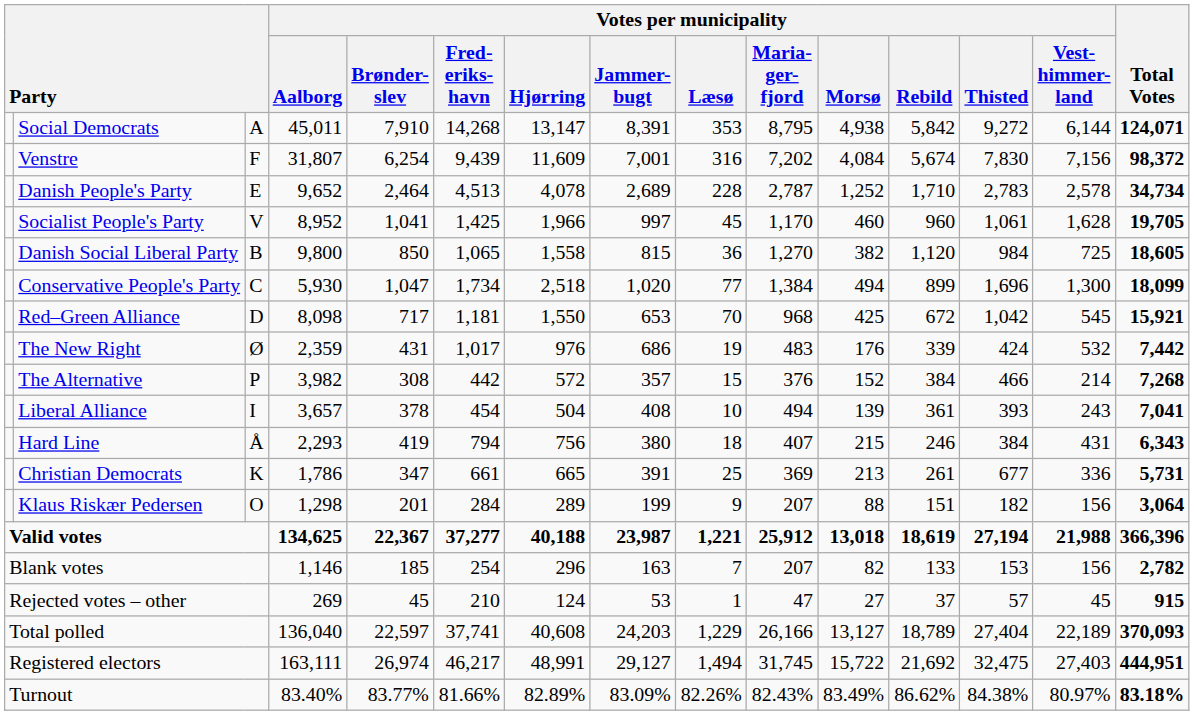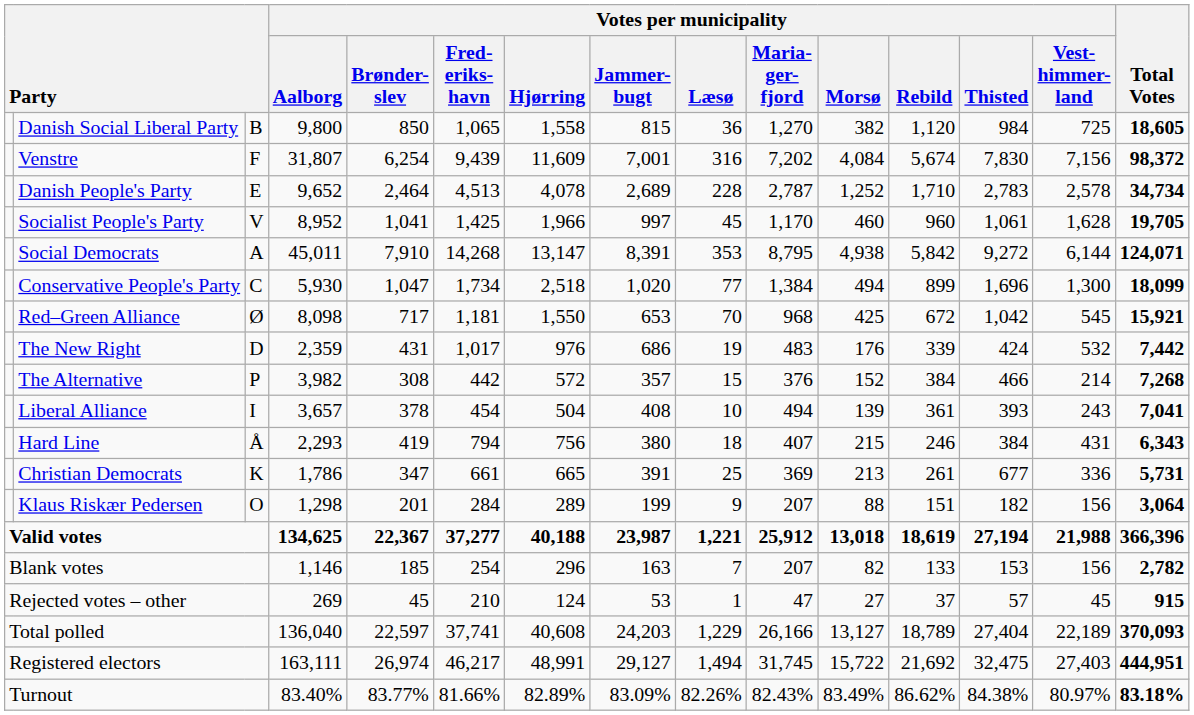rows swapped: (89, 127) <-> (128, 253)
(256, 316) D -> (256, 316) Ø
(256, 348) Ø -> (256, 348) D
